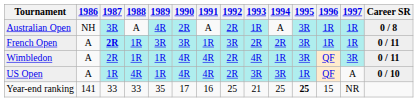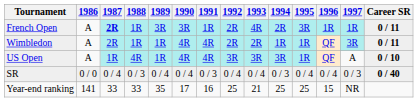- row: (39, 27)
(232, 43) 3R -> (232, 27) 2R
(256, 43) 2R -> (256, 27) 4R
(256, 58) 4R -> (256, 43) 2R
(304, 58) 3R -> (304, 43) 1R
(232, 74) 2R -> (232, 58) 3R
+ row: (13, 74)
(304, 89) bold -> (304, 89) normal
